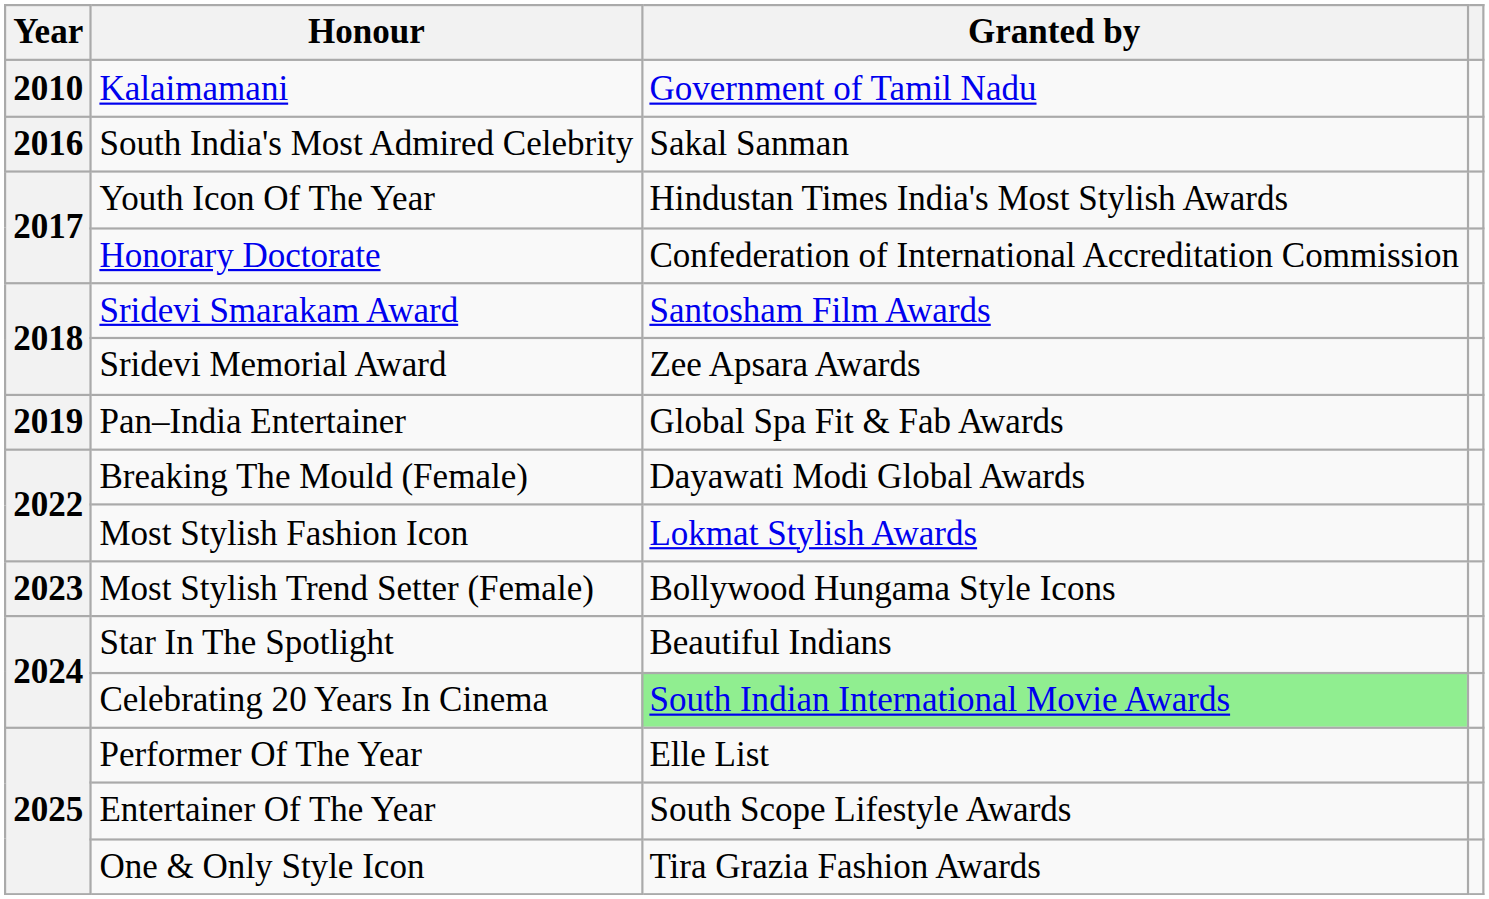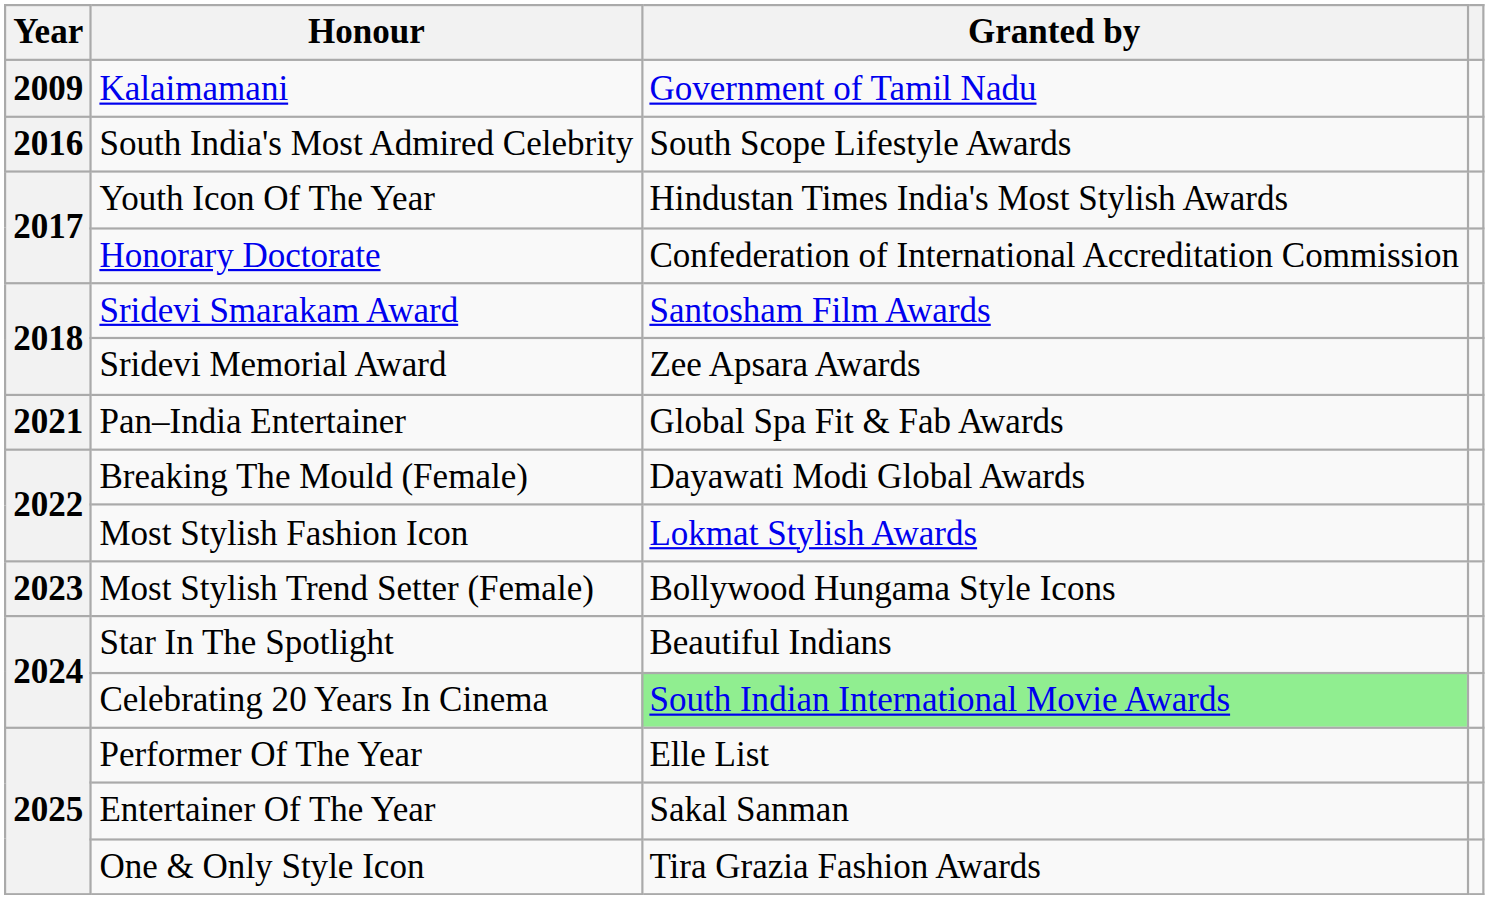(48, 87) 2010 -> (48, 87) 2009
(749, 143) Sakal Sanman -> (860, 143) South Scope Lifestyle Awards
(48, 421) 2019 -> (48, 421) 2021
(860, 810) South Scope Lifestyle Awards -> (749, 810) Sakal Sanman
